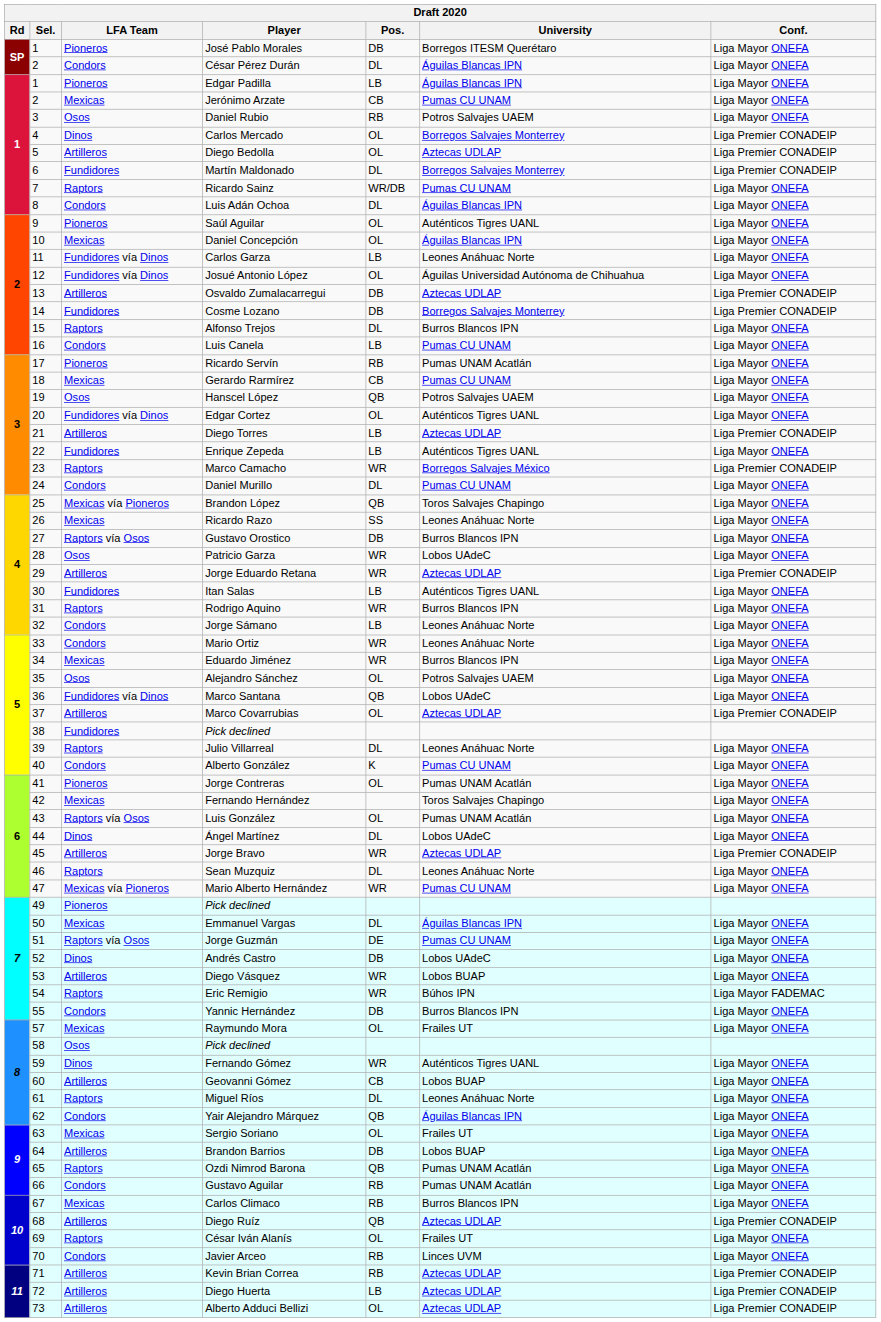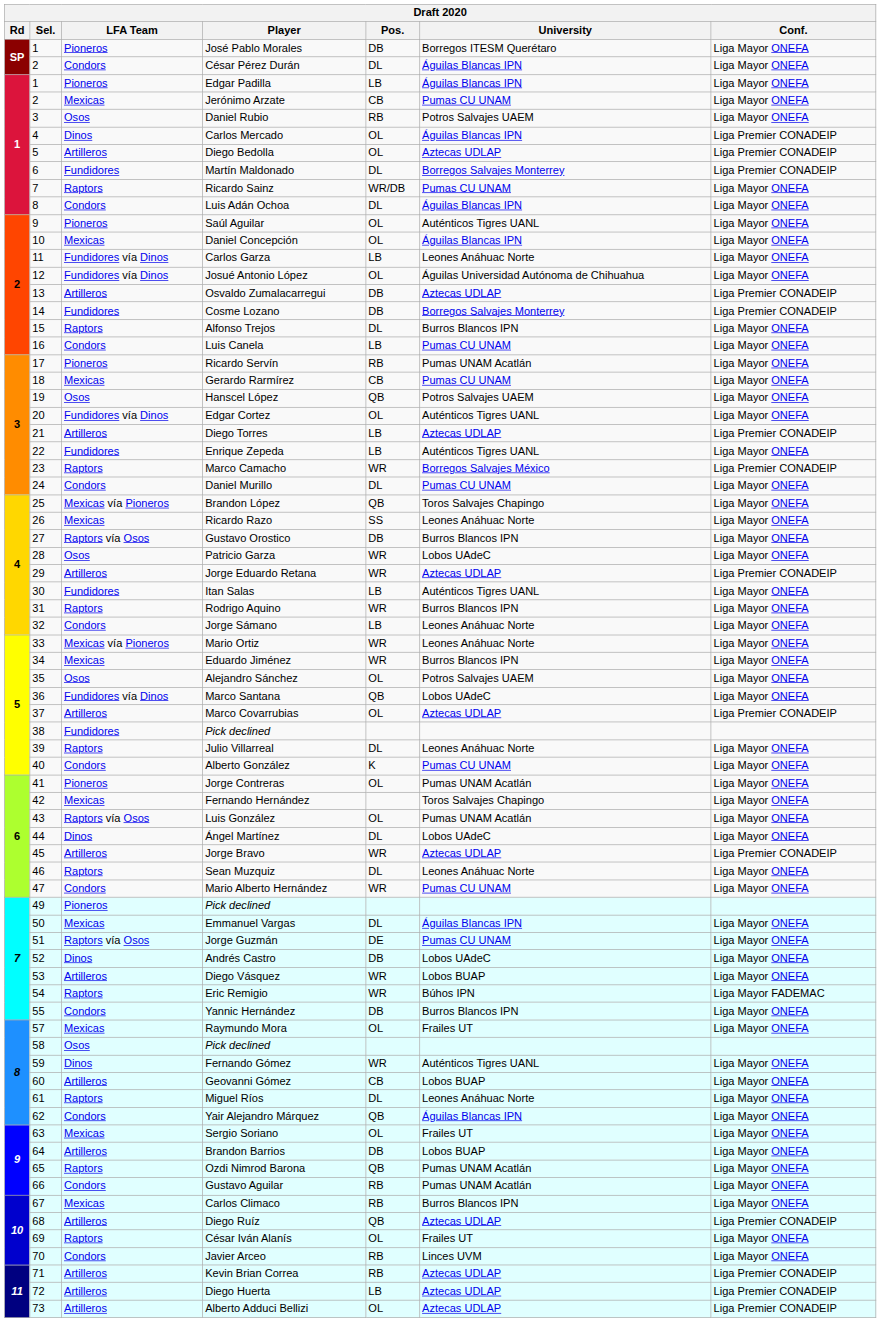(493, 135) Borregos Salvajes Monterrey -> (472, 135) Águilas Blancas IPN
(85, 643) Condors -> (116, 643) Mexicas vía Pioneros
(116, 888) Mexicas vía Pioneros -> (85, 888) Condors
